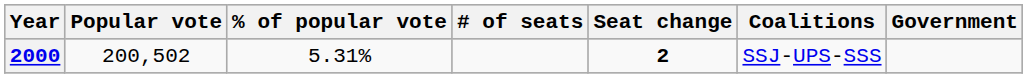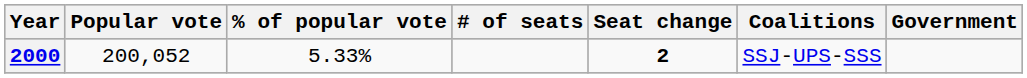(146, 56) 200,502 -> (146, 56) 200,052
(340, 56) 5.31% -> (340, 56) 5.33%
